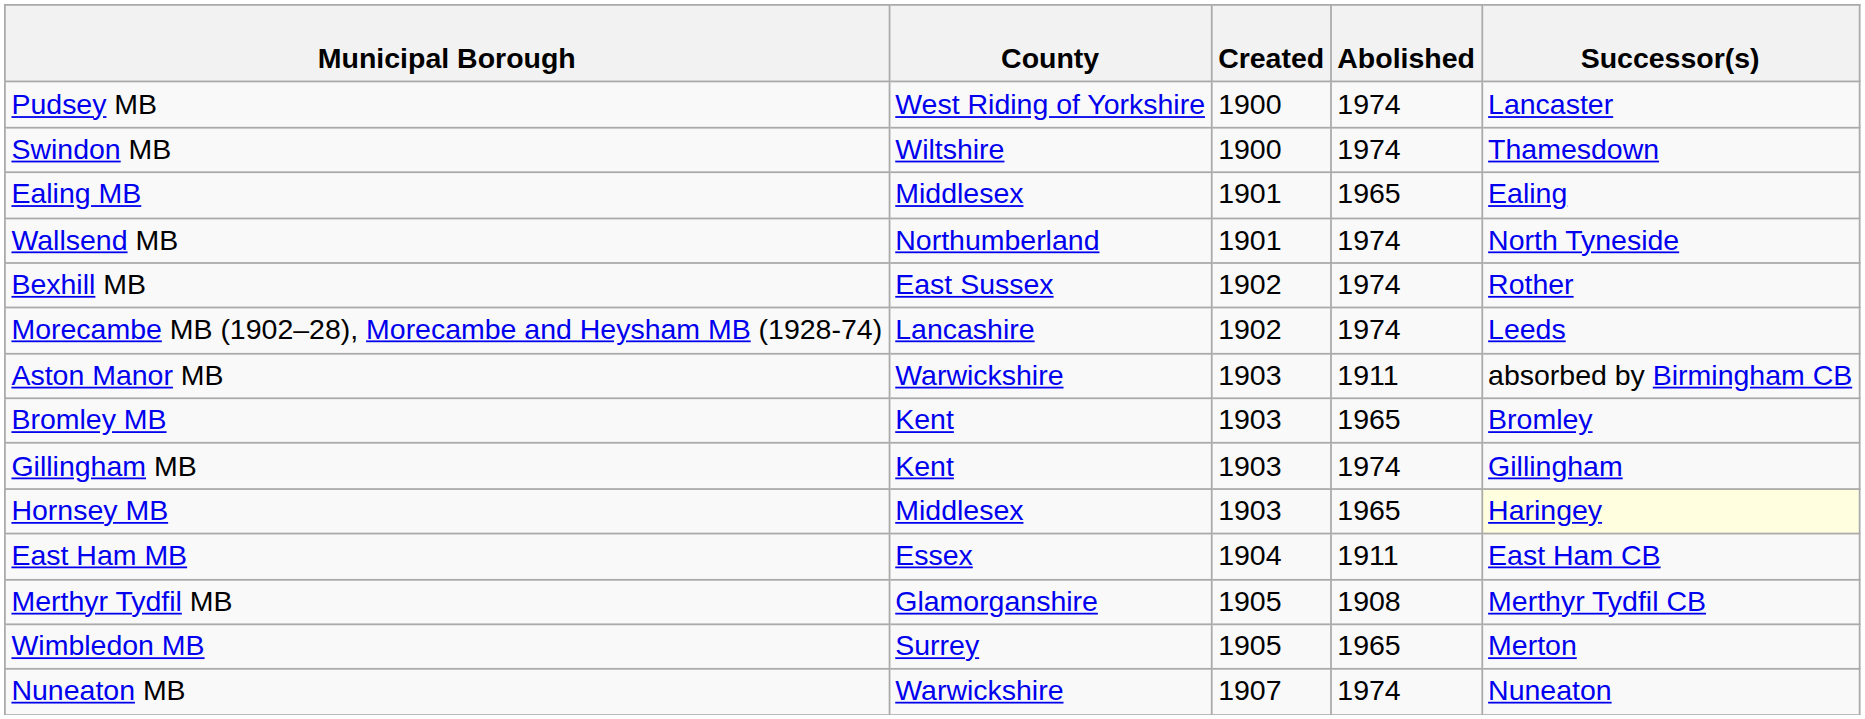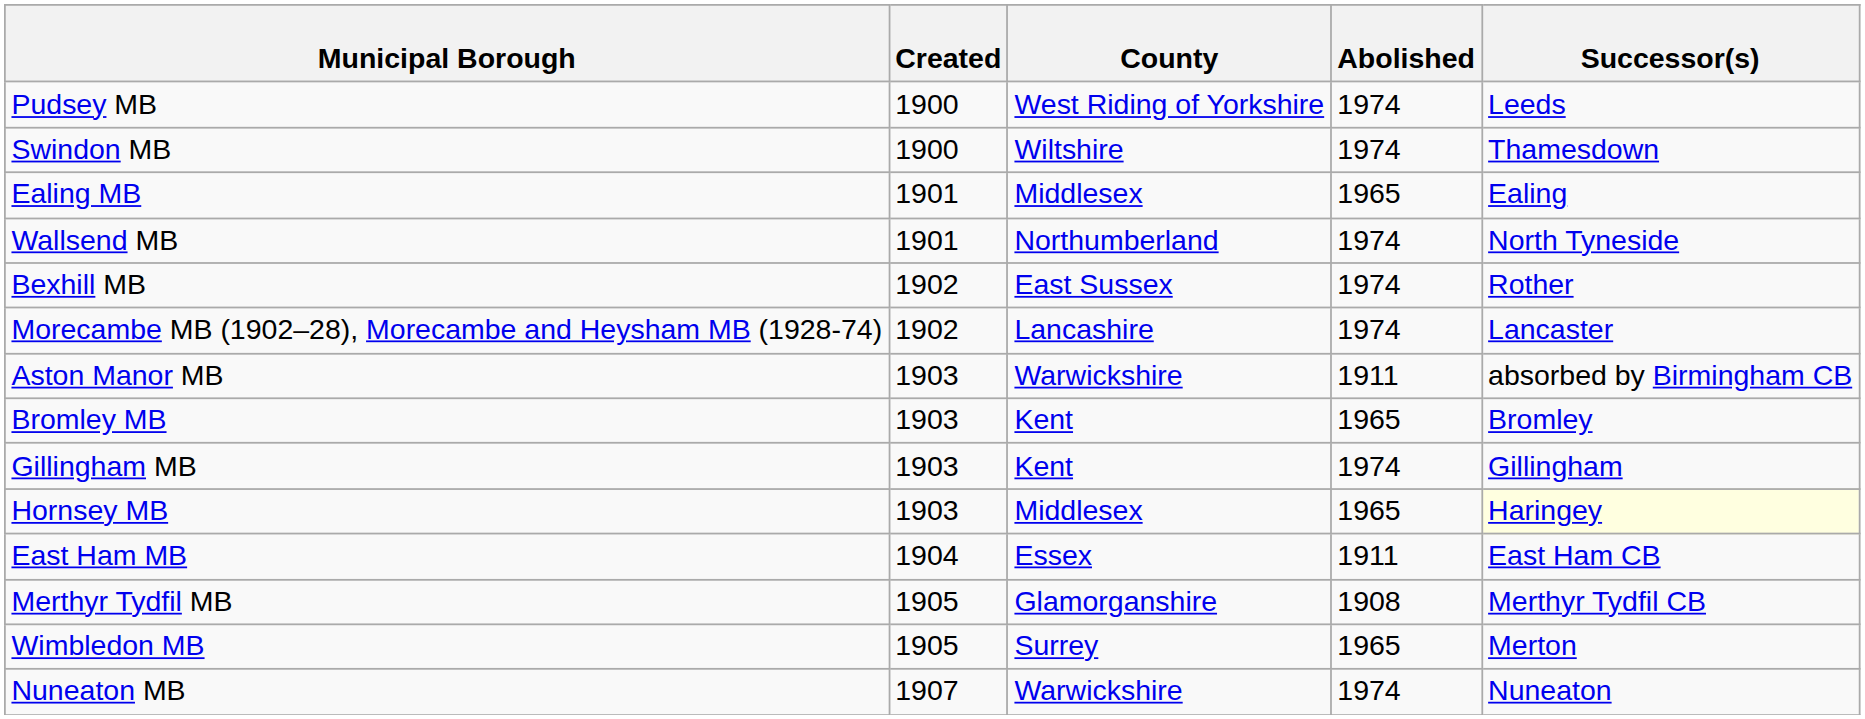columns swapped: (1050, 59) <-> (1271, 59)
(1551, 104) Lancaster -> (1527, 104) Leeds
(1527, 330) Leeds -> (1551, 330) Lancaster
